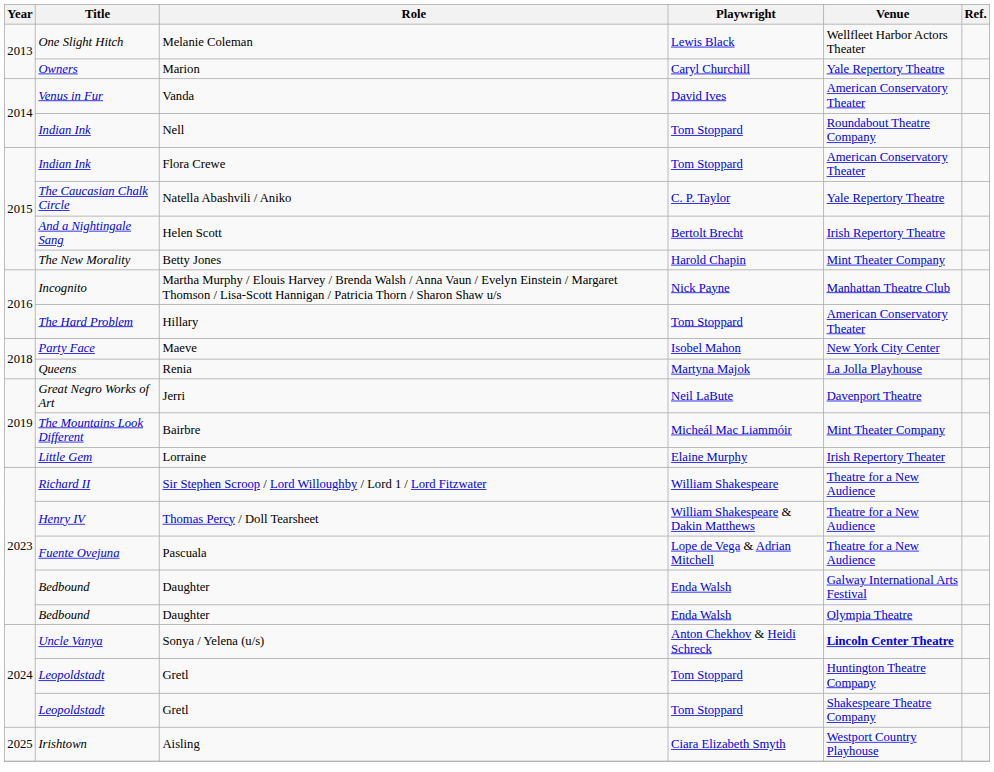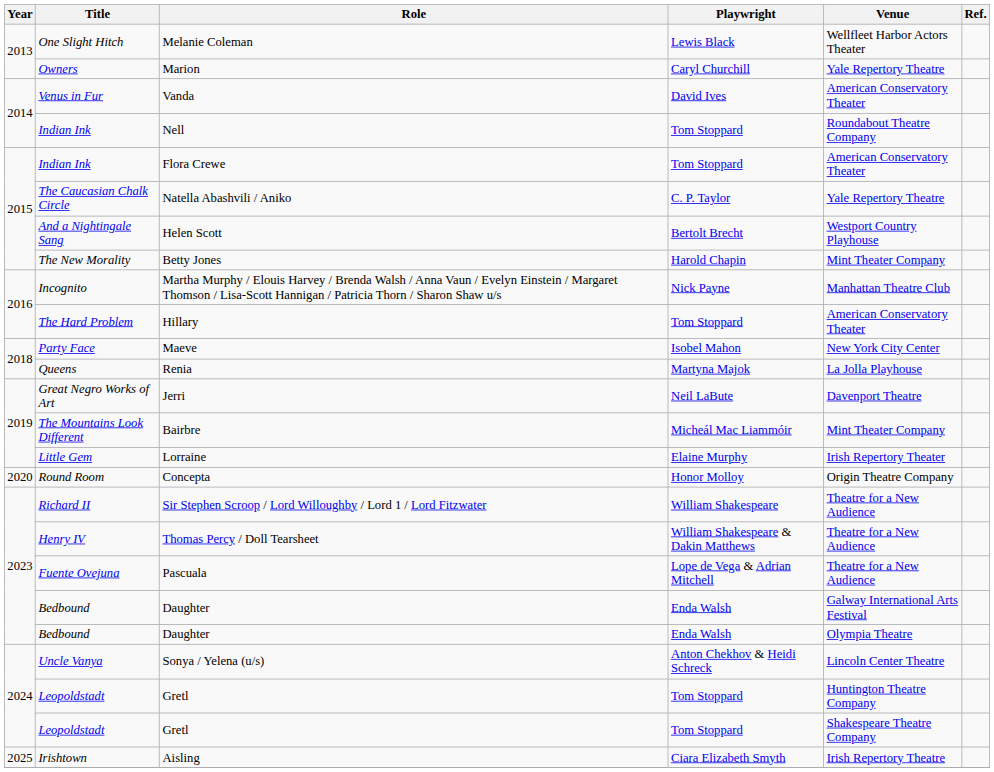(886, 233) Irish Repertory Theatre -> (872, 233) Westport Country Playhouse
+ row: (71, 477)
(890, 641) bold -> (885, 661) normal
(872, 744) Westport Country Playhouse -> (886, 757) Irish Repertory Theatre
